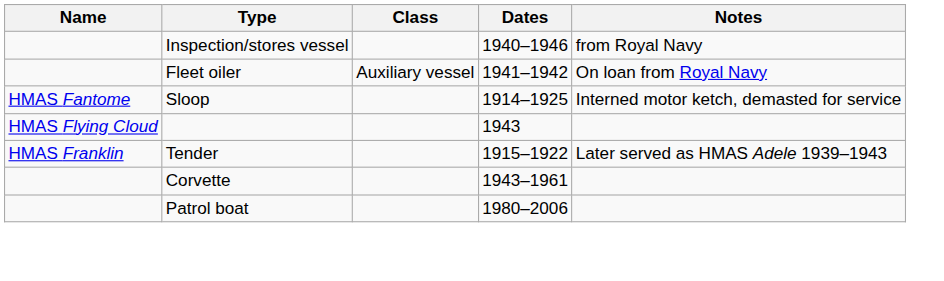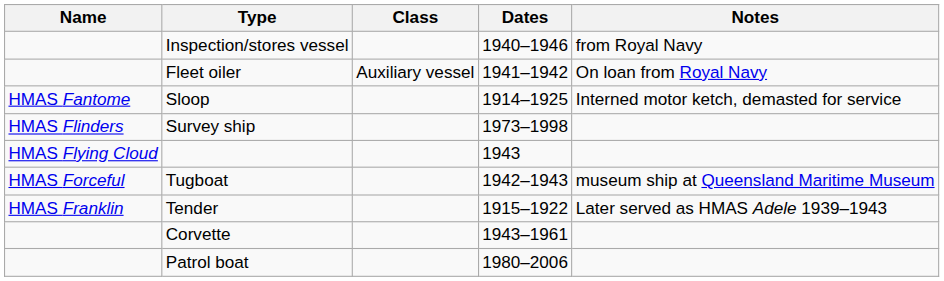+ row: (210, 126)
+ row: (197, 180)
